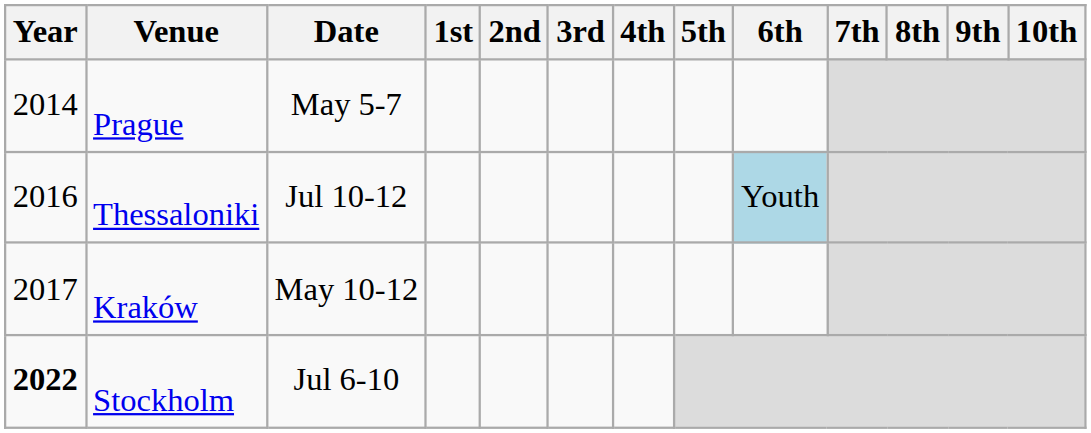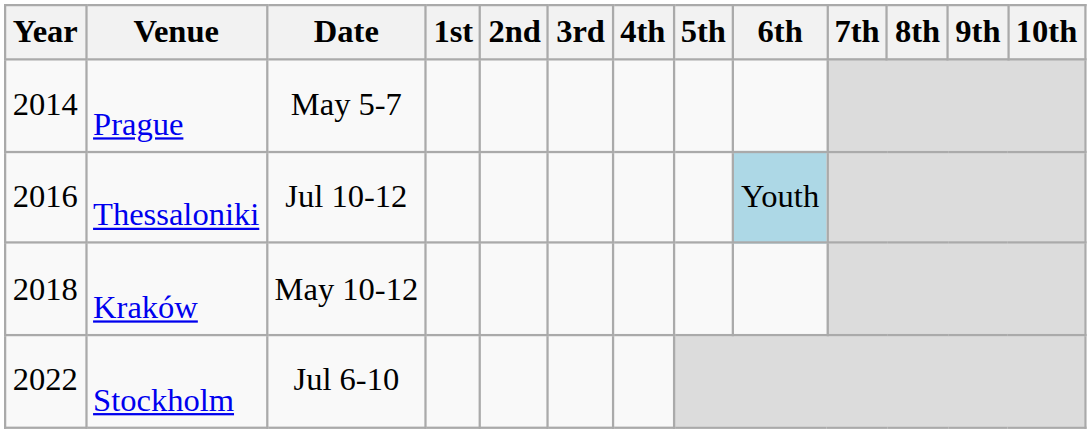(45, 288) 2017 -> (45, 288) 2018
(45, 380) bold -> (45, 380) normal
